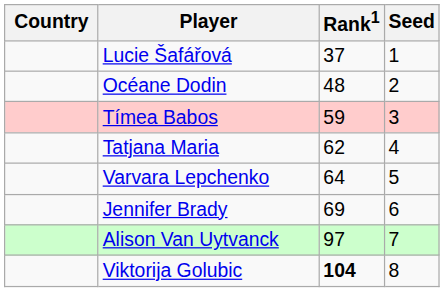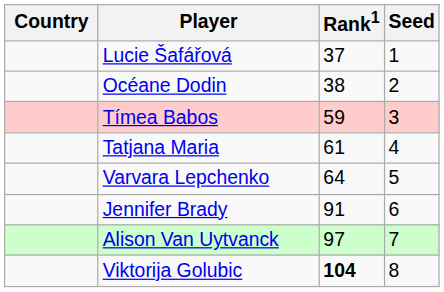(334, 86) 48 -> (334, 86) 38
(334, 147) 62 -> (334, 147) 61
(334, 209) 69 -> (334, 209) 91
